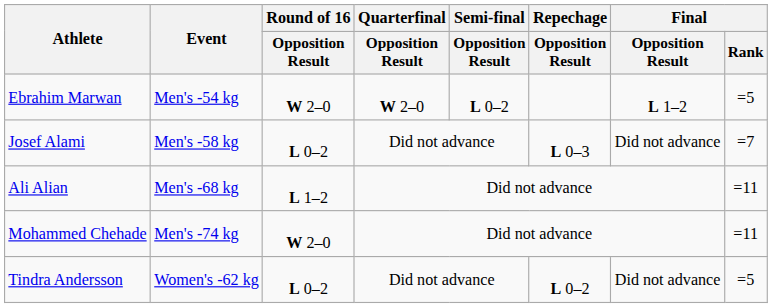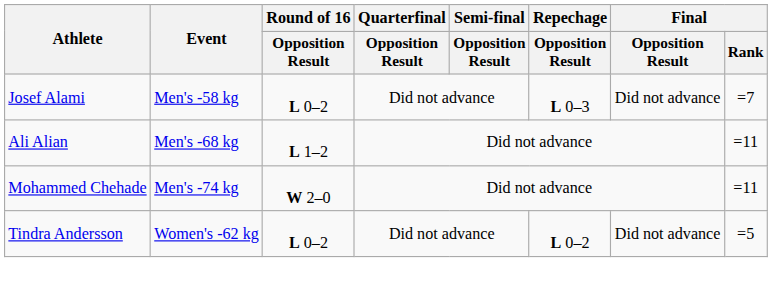- row: (65, 97)
